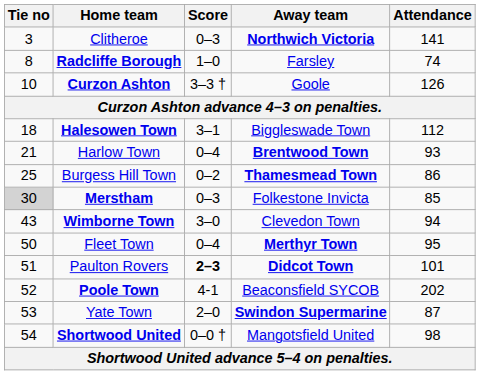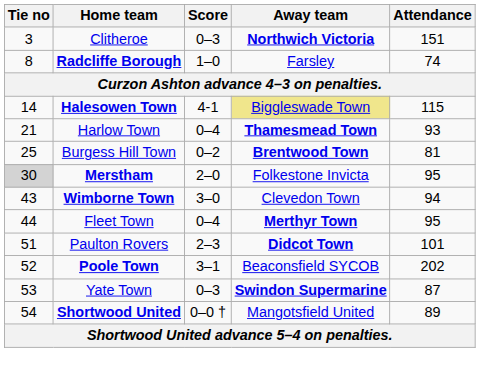(433, 38) 141 -> (433, 38) 151
- row: (119, 84)
(29, 130) 18 -> (29, 107) 14
(208, 130) 3–1 -> (208, 107) 4-1
(311, 130) no background -> (311, 107) khaki background
(433, 130) 112 -> (433, 107) 115
(311, 152) Brentwood Town -> (311, 130) Thamesmead Town
(311, 175) Thamesmead Town -> (311, 152) Brentwood Town
(433, 175) 86 -> (433, 152) 81
(208, 198) 0–3 -> (208, 175) 2–0
(433, 198) 85 -> (433, 175) 95
(29, 244) 50 -> (29, 221) 44
(208, 267) bold -> (208, 244) normal
(208, 289) 4-1 -> (208, 267) 3–1
(208, 312) 2–0 -> (208, 289) 0–3
(433, 335) 98 -> (433, 312) 89
